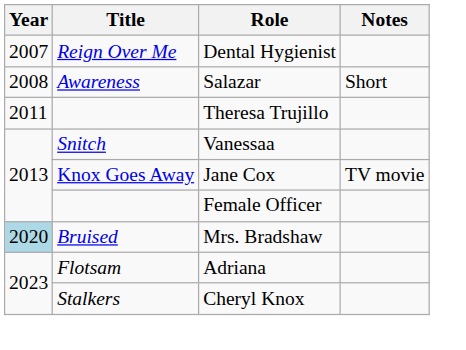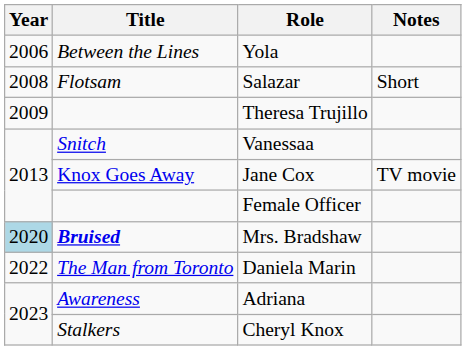+ row: (260, 50)
- row: (270, 50)
(99, 81) Awareness -> (89, 81) Flotsam
(28, 112) 2011 -> (29, 112) 2009
(88, 236) normal -> (89, 236) bold
+ row: (299, 267)
(89, 267) Flotsam -> (99, 298) Awareness
